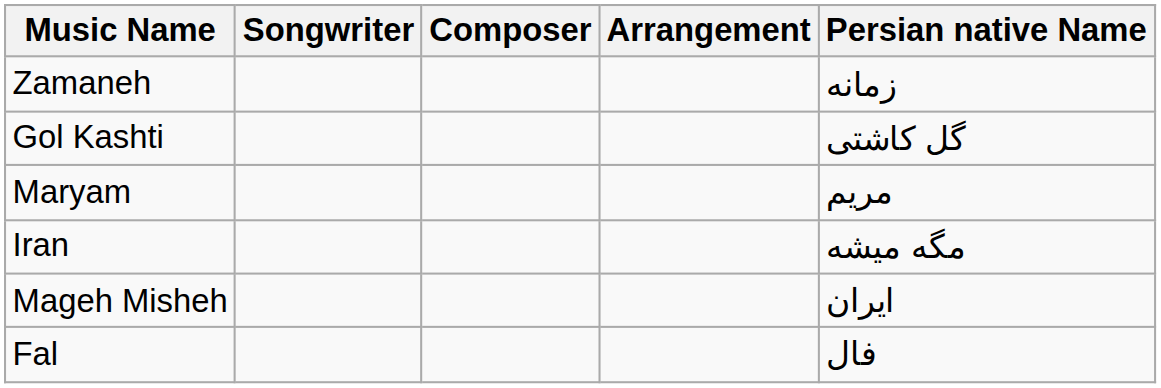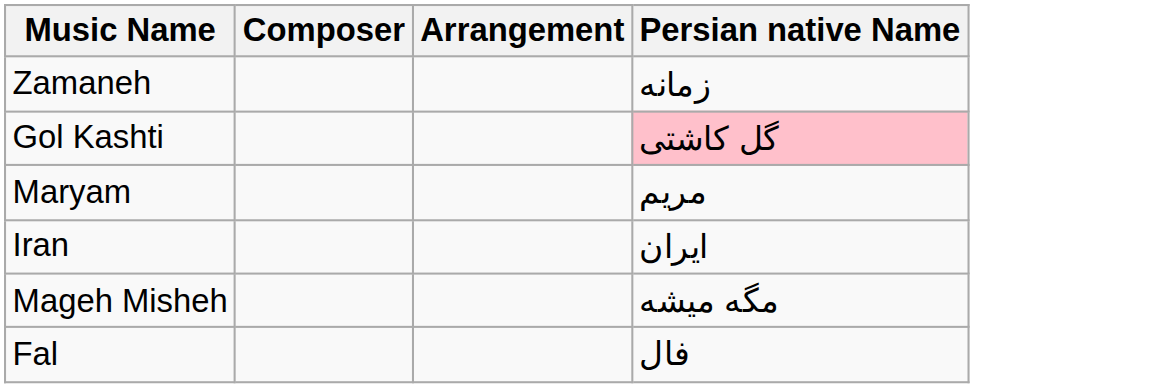- column: (329, 30)
(896, 138) no background -> (710, 138) pink background
(896, 246) مگه میشه -> (673, 246) ایران
(860, 300) ایران -> (710, 300) مگه میشه
